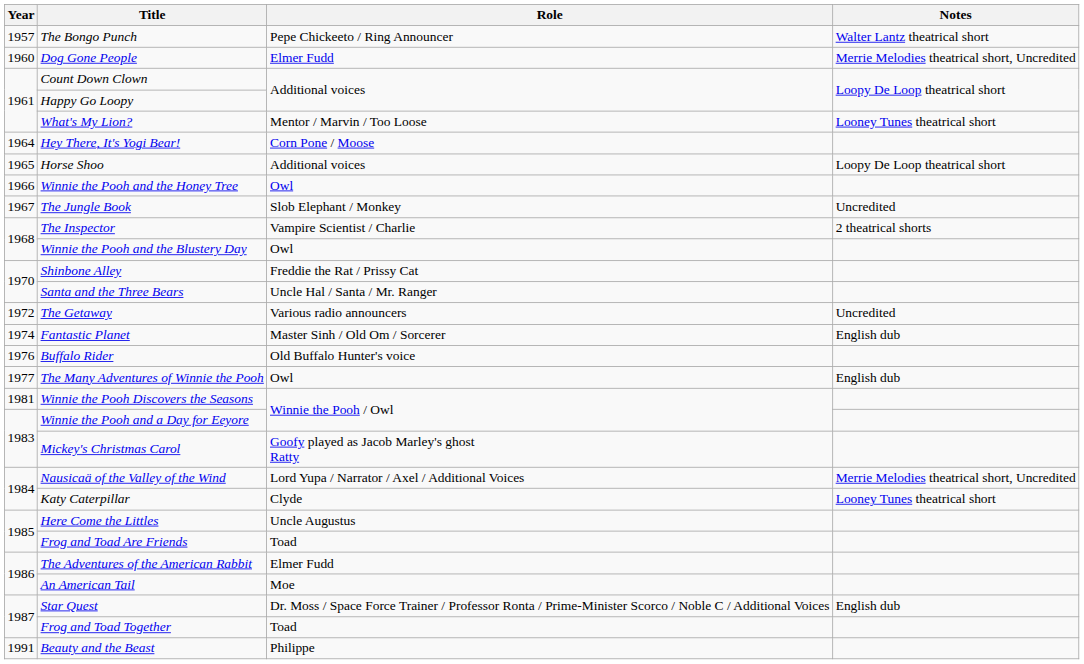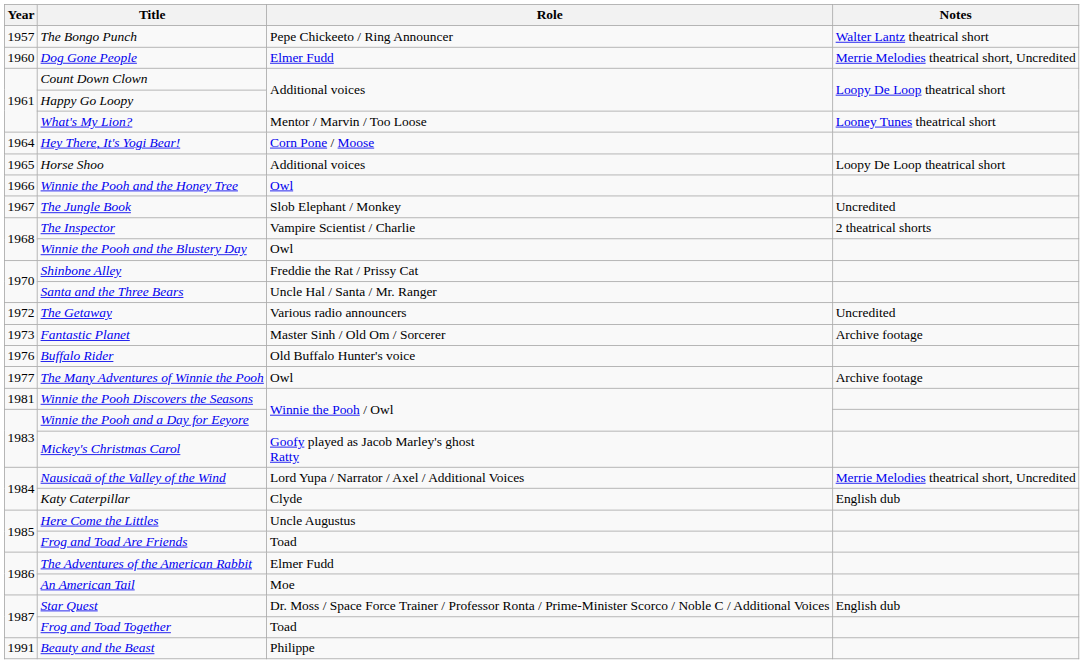(21, 334) 1974 -> (21, 334) 1973
(868, 334) English dub -> (879, 334) Archive footage
(868, 377) English dub -> (879, 377) Archive footage
(916, 499) Looney Tunes theatrical short -> (868, 499) English dub
